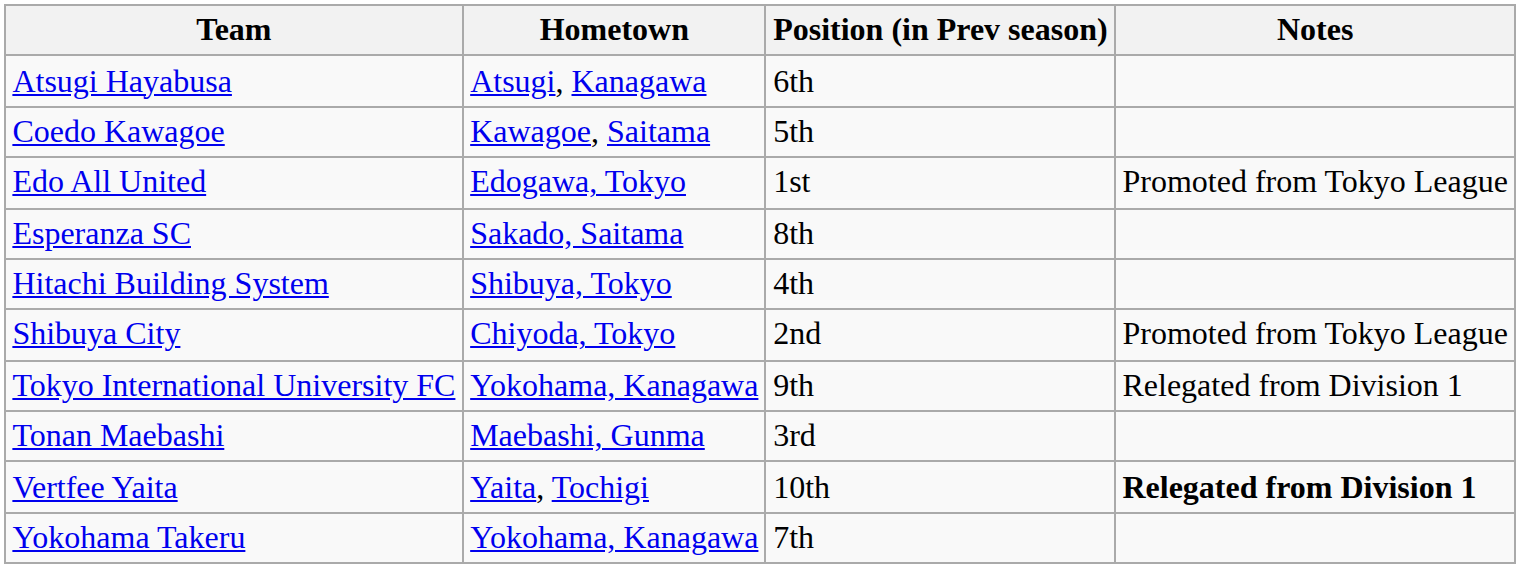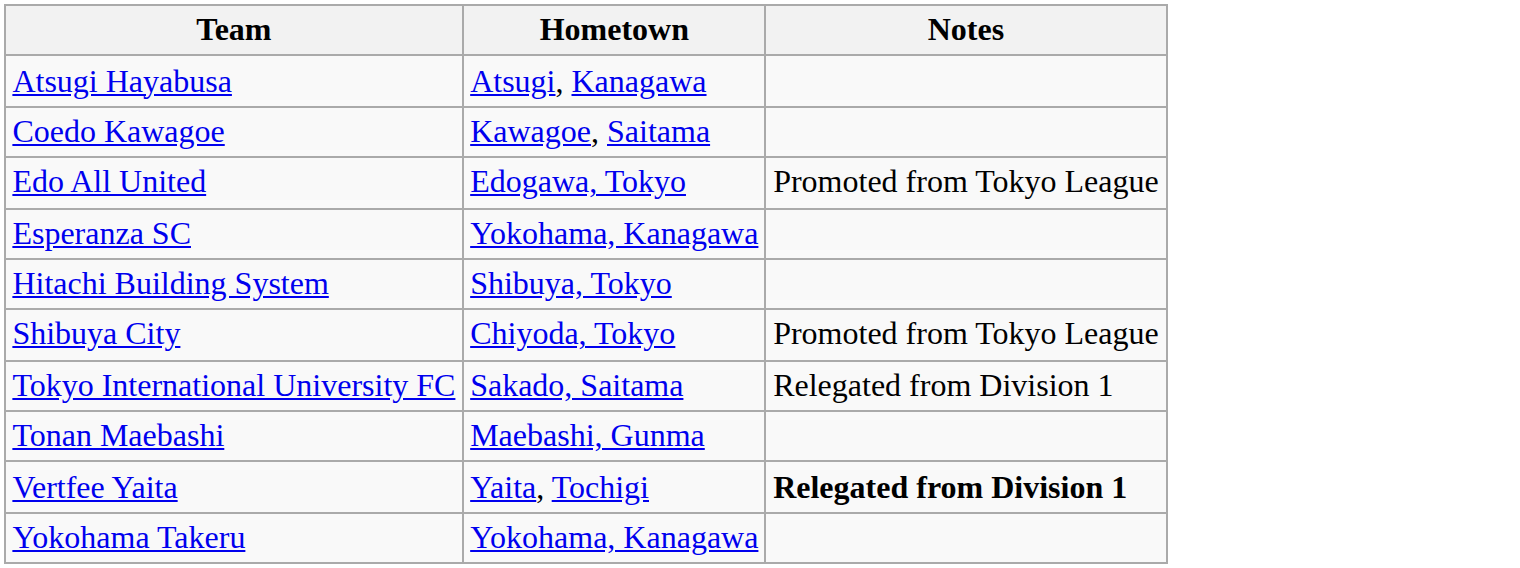- column: (940, 29)
(577, 232) Sakado, Saitama -> (614, 232) Yokohama, Kanagawa
(614, 385) Yokohama, Kanagawa -> (577, 385) Sakado, Saitama
